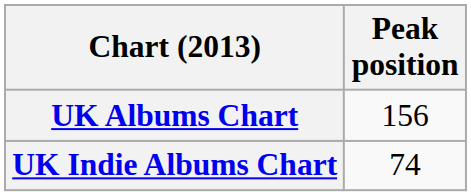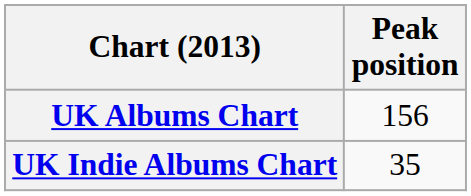(405, 164) 74 -> (405, 164) 35
